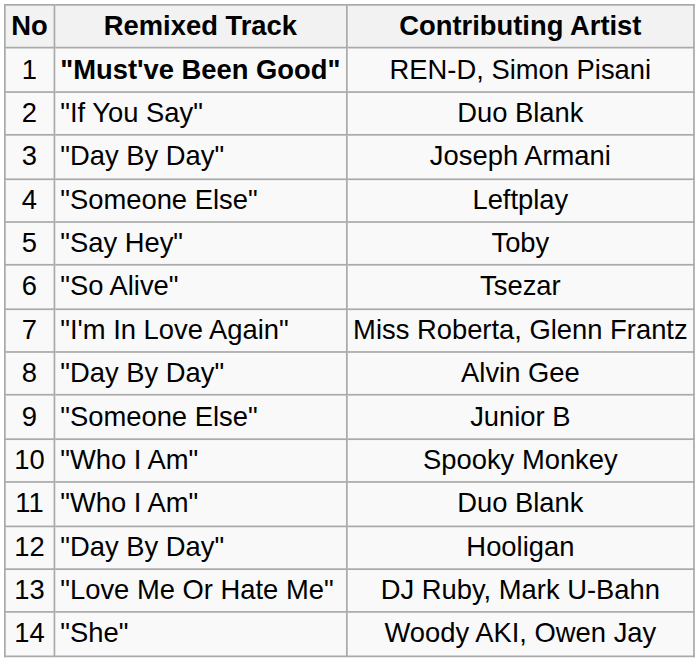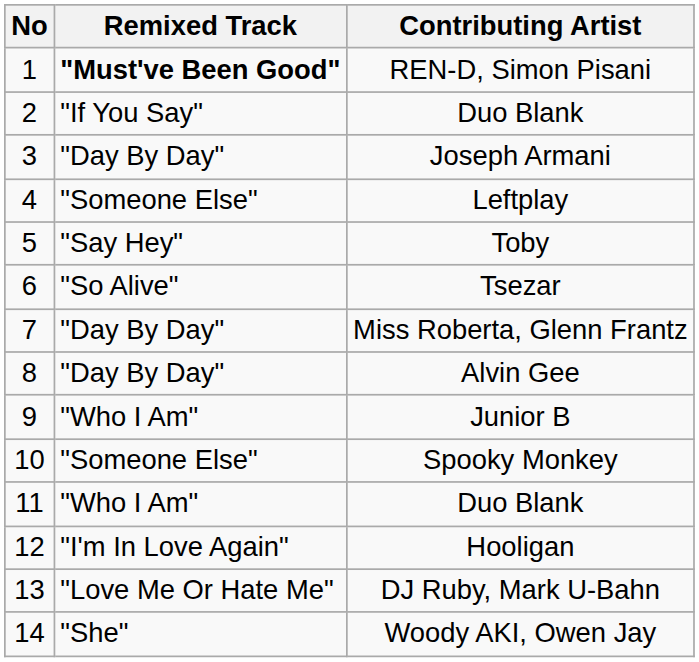(174, 329) "I'm In Love Again" -> (142, 329) "Day By Day"
(159, 416) "Someone Else" -> (129, 416) "Who I Am"
(129, 460) "Who I Am" -> (159, 460) "Someone Else"
(142, 546) "Day By Day" -> (174, 546) "I'm In Love Again"
